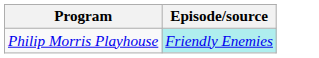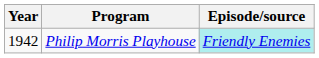+ column: (23, 16)
